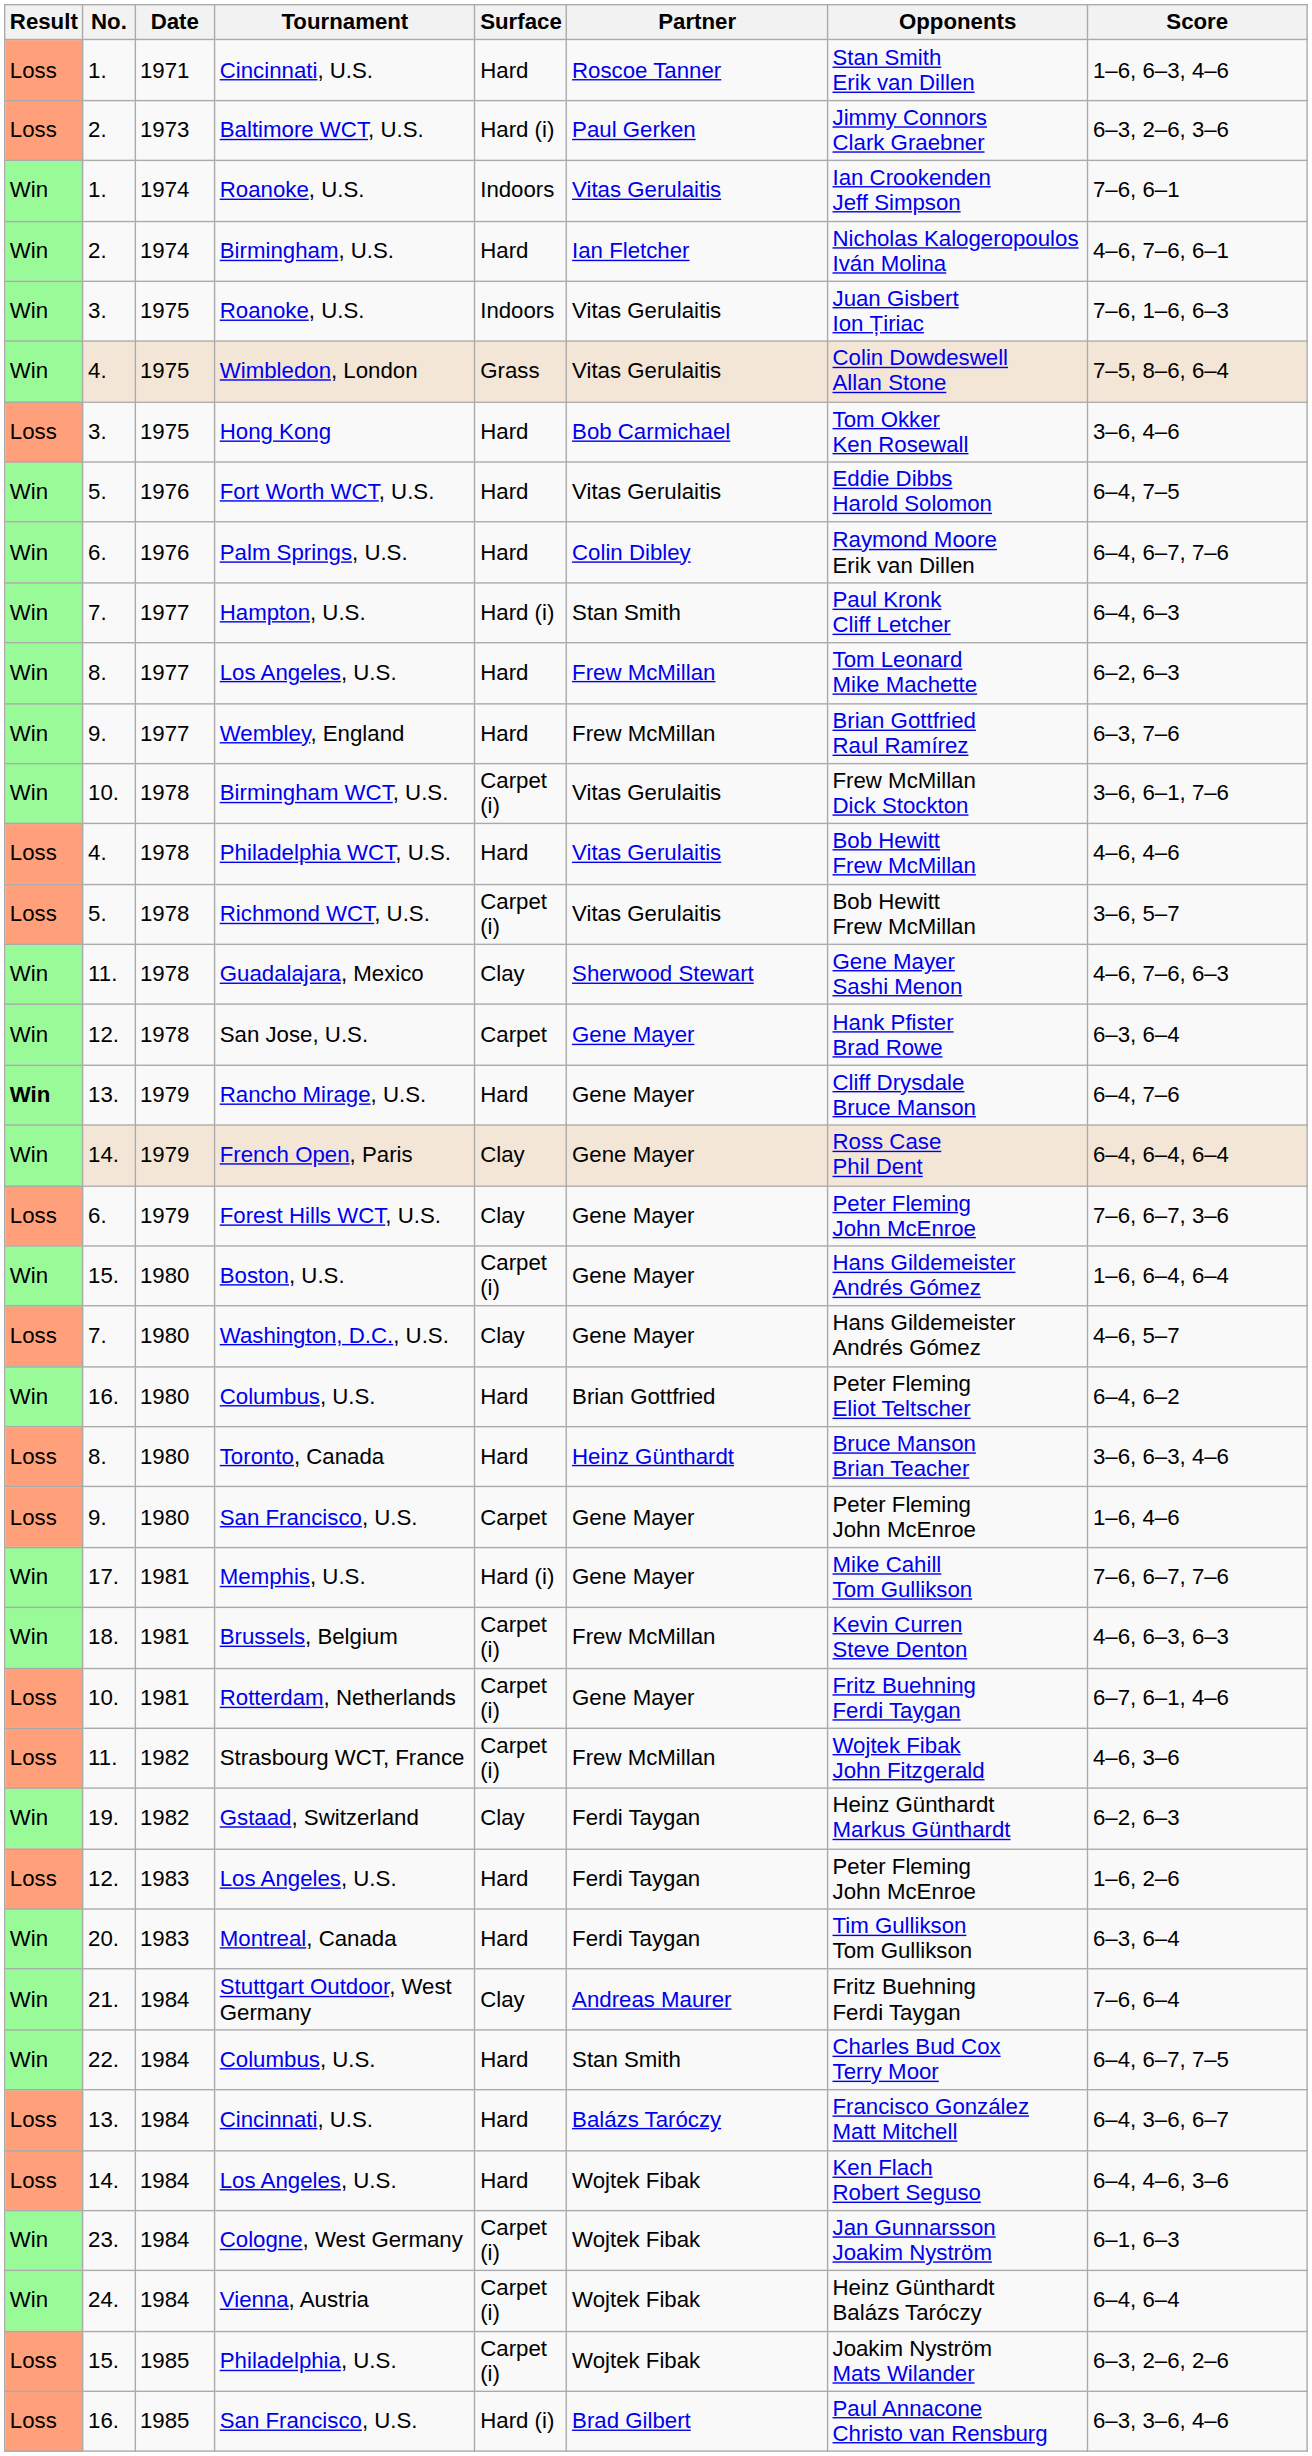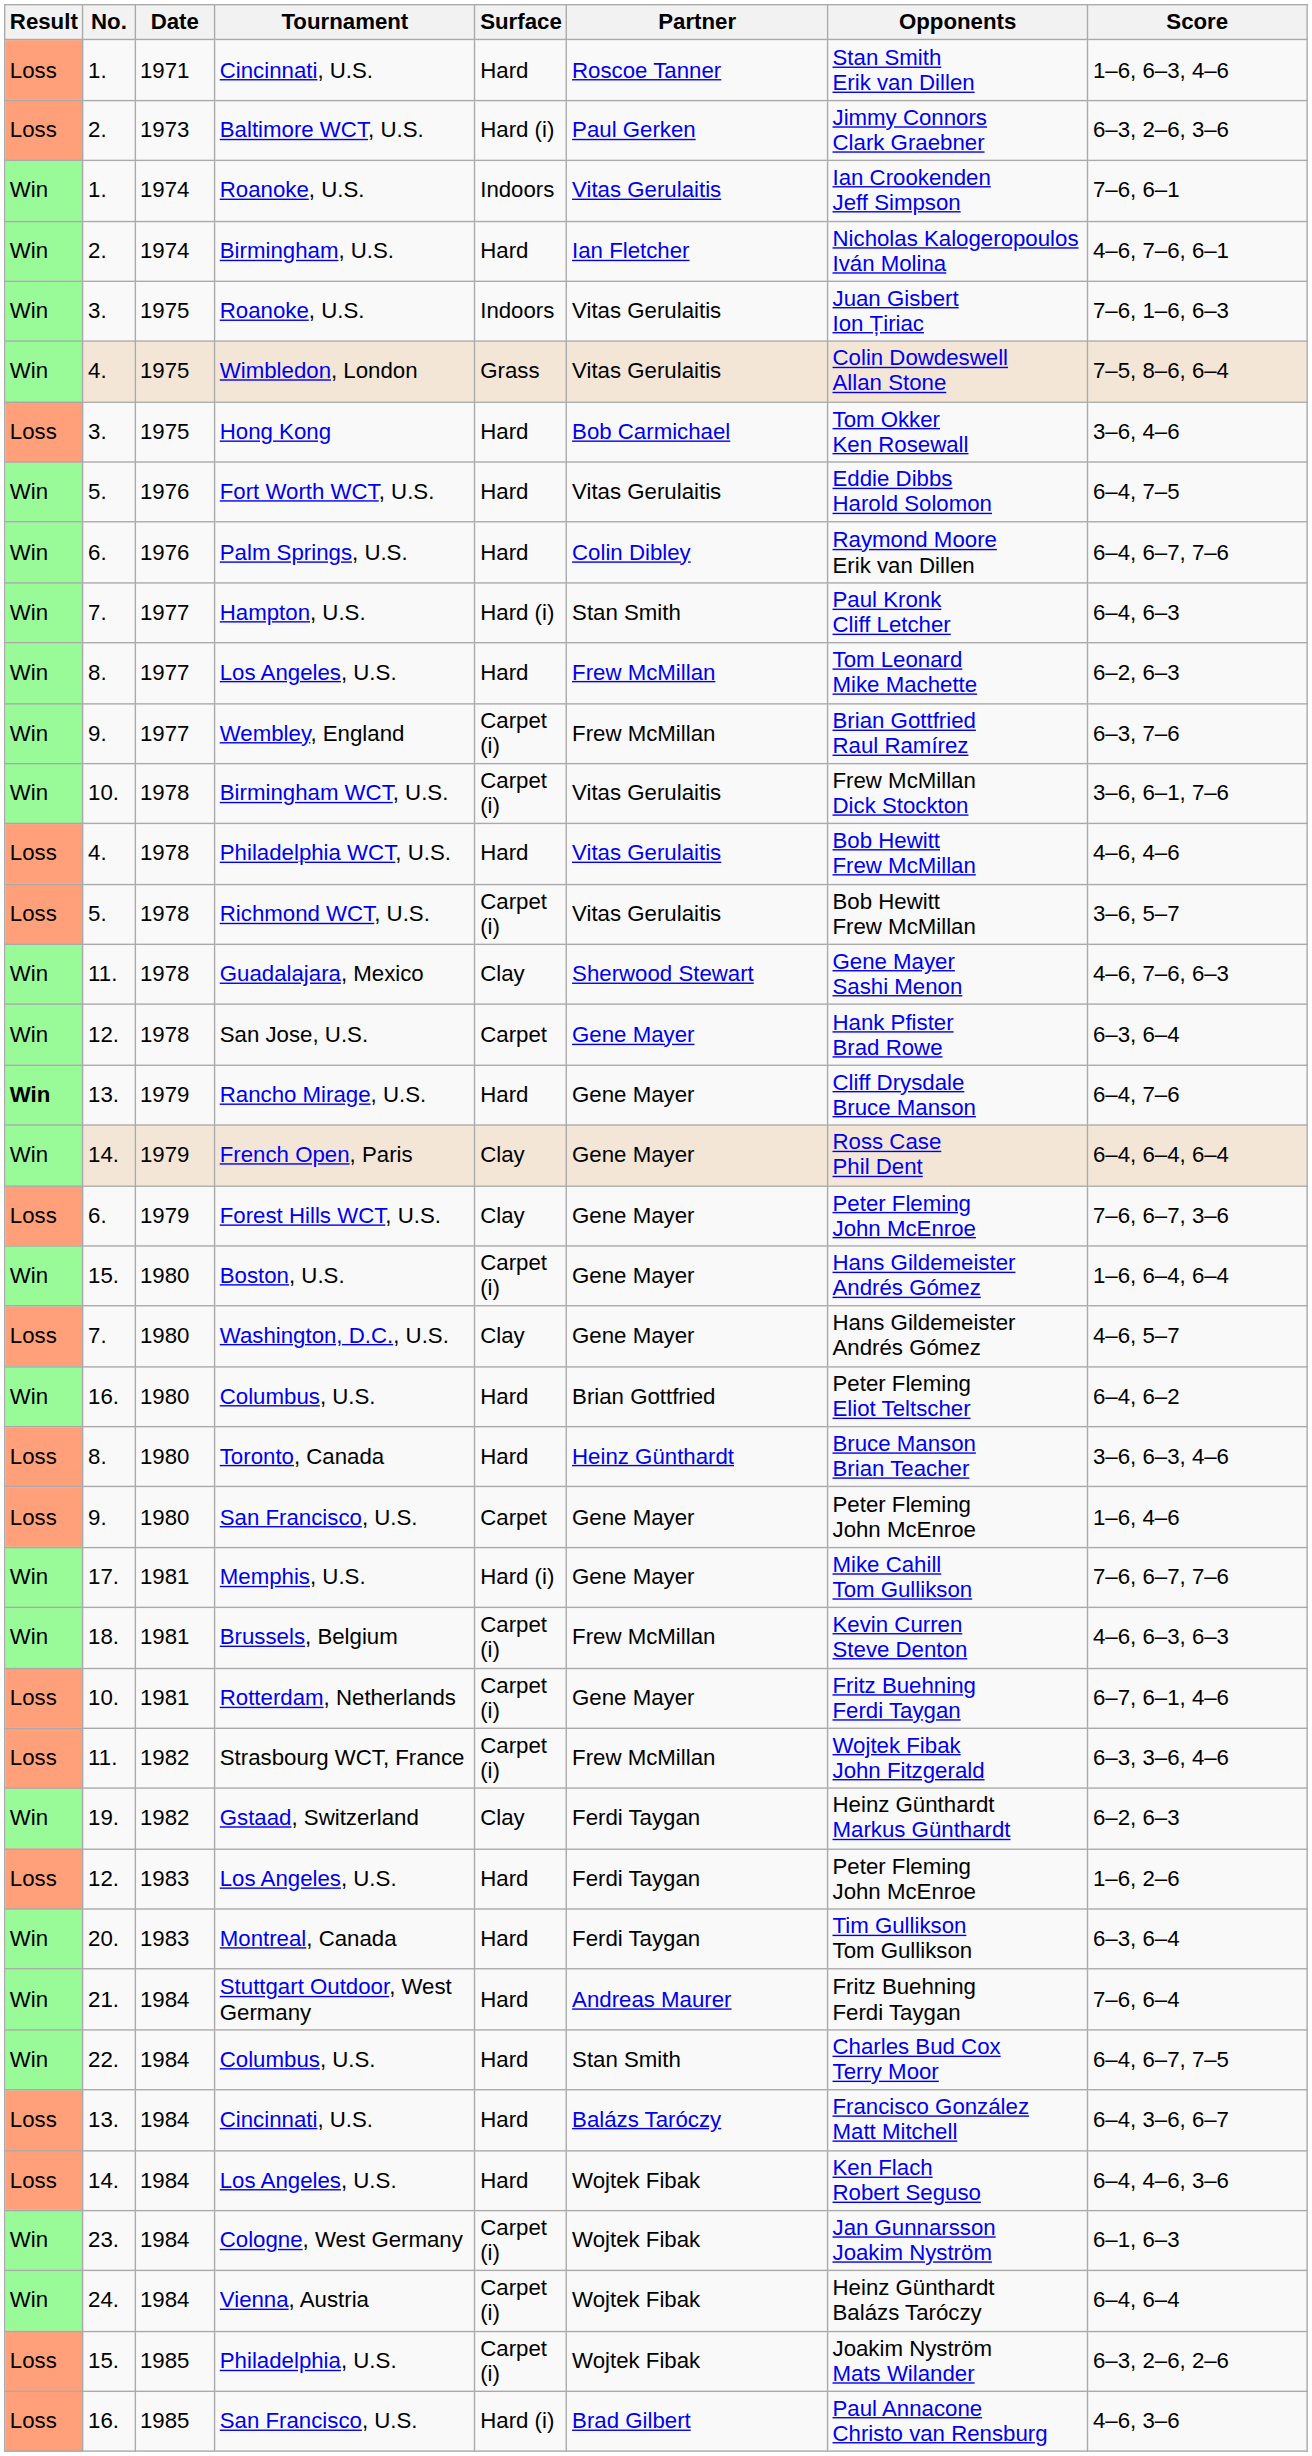(504, 733) Hard -> (514, 733) Carpet (i)
(1136, 1758) 4–6, 3–6 -> (1161, 1758) 6–3, 3–6, 4–6
(502, 1999) Clay -> (504, 1999) Hard
(1161, 2421) 6–3, 3–6, 4–6 -> (1136, 2421) 4–6, 3–6
